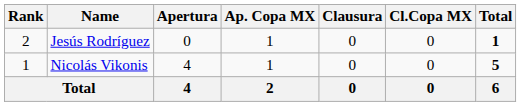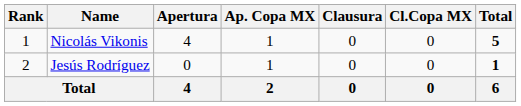rows swapped: (99, 64) <-> (100, 40)
